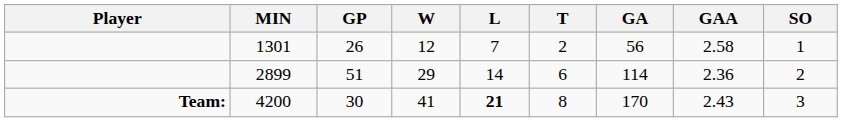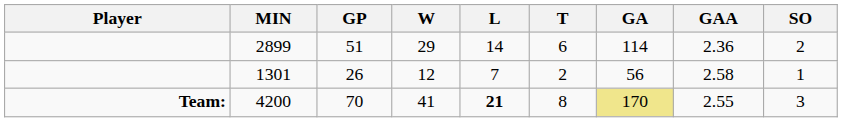rows swapped: (273, 74) <-> (273, 46)
(354, 102) 30 -> (354, 102) 70
(635, 102) no background -> (635, 102) khaki background
(718, 102) 2.43 -> (718, 102) 2.55
